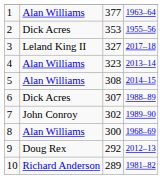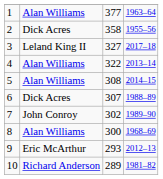(113, 30) 353 -> (113, 30) 358
(113, 64) 323 -> (113, 64) 322
(44, 149) Doug Rex -> (54, 149) Eric McArthur
(113, 149) 292 -> (113, 149) 293
